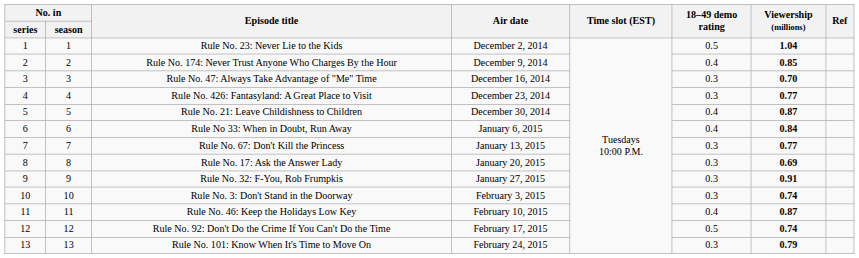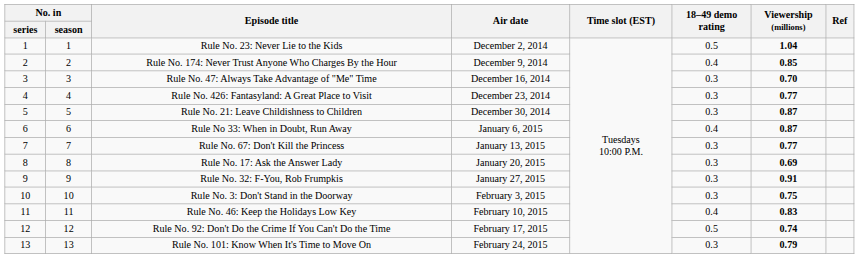(712, 112) 0.4 -> (712, 112) 0.3
(788, 129) 0.84 -> (788, 129) 0.87
(788, 196) 0.74 -> (788, 196) 0.75
(788, 212) 0.87 -> (788, 212) 0.83
